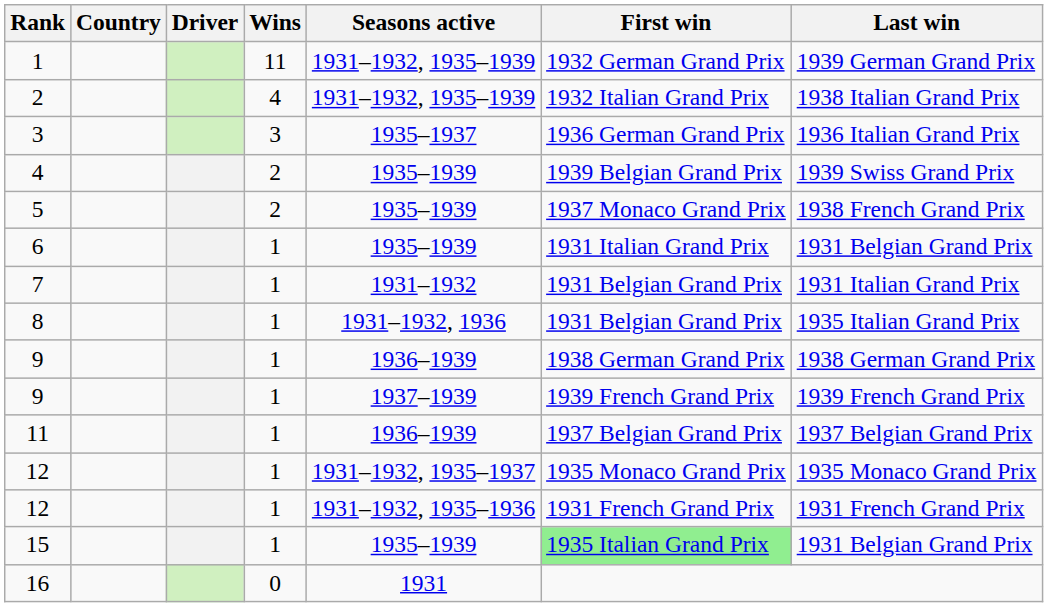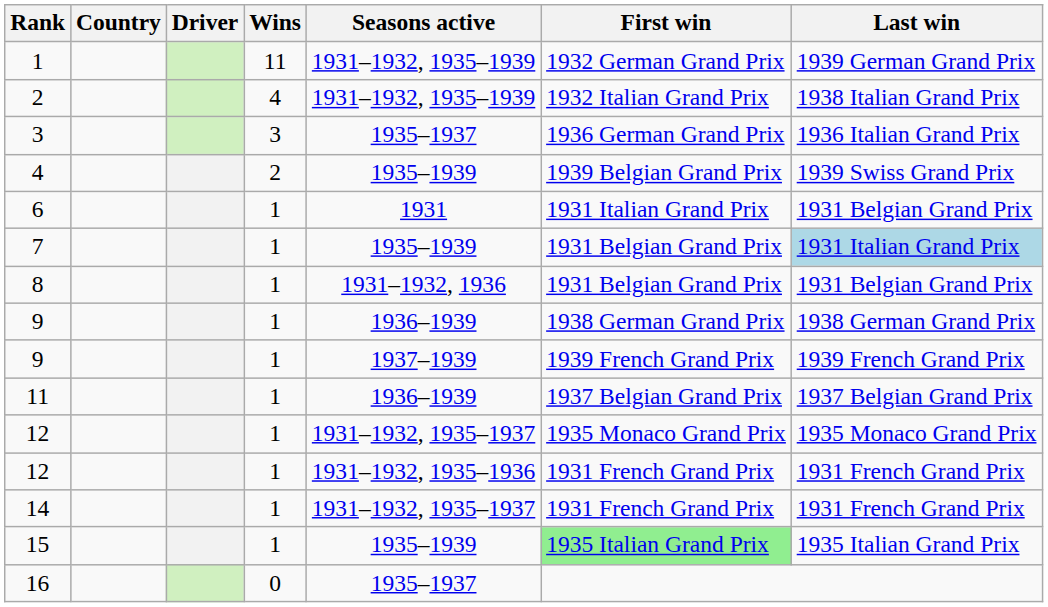- row: (38, 209)
(424, 246) 1935–1939 -> (424, 209) 1931
(424, 284) 1931–1932 -> (424, 246) 1935–1939
(908, 284) no background -> (908, 246) lightblue background
(908, 321) 1935 Italian Grand Prix -> (915, 284) 1931 Belgian Grand Prix
+ row: (38, 508)
(915, 545) 1931 Belgian Grand Prix -> (908, 545) 1935 Italian Grand Prix
(424, 582) 1931 -> (424, 582) 1935–1937
